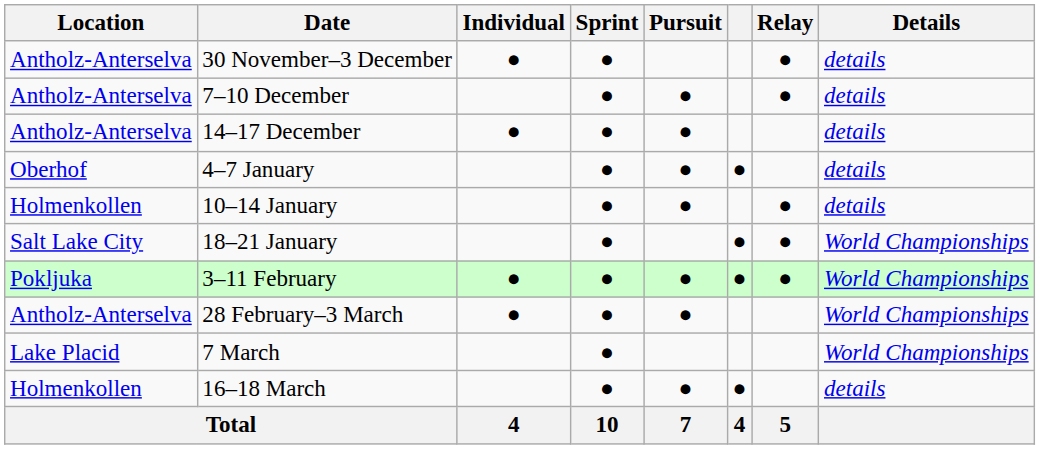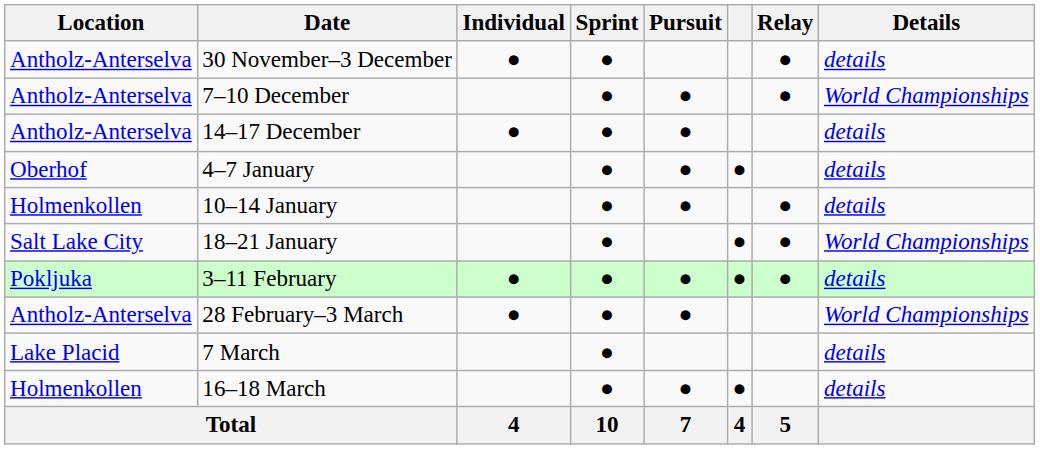(855, 95) details -> (926, 95) World Championships
(926, 278) World Championships -> (855, 278) details
(926, 351) World Championships -> (855, 351) details
